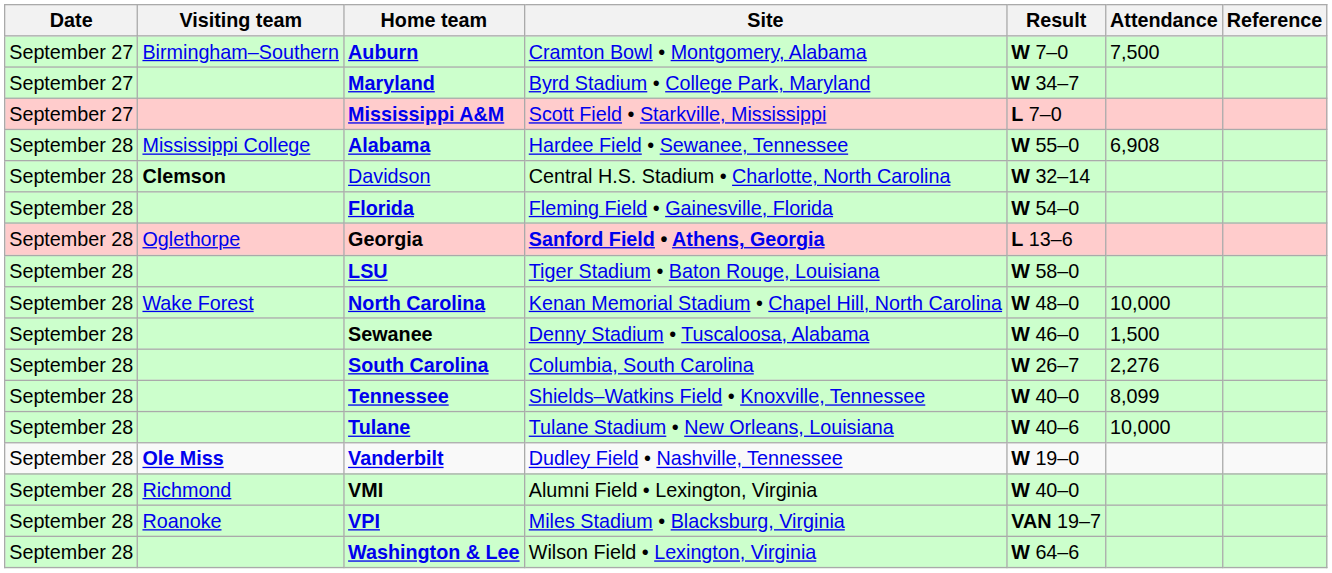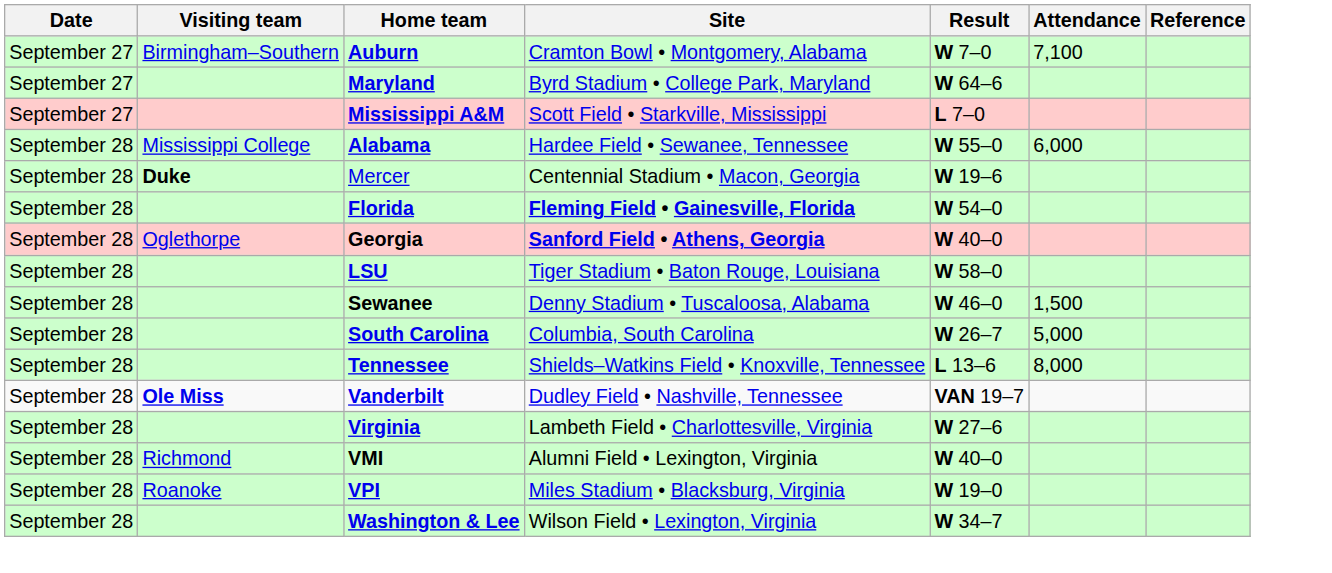(1135, 52) 7,500 -> (1058, 52) 7,100
(1045, 83) W 34–7 -> (968, 83) W 64–6
(1135, 146) 6,908 -> (1058, 146) 6,000
- row: (389, 177)
+ row: (379, 177)
(681, 208) normal -> (692, 208) bold
(1042, 239) L 13–6 -> (968, 239) W 40–0
- row: (417, 302)
(1135, 365) 2,276 -> (1058, 333) 5,000
(1045, 396) W 40–0 -> (965, 365) L 13–6
(1135, 396) 8,099 -> (1058, 365) 8,000
- row: (379, 427)
(1045, 458) W 19–0 -> (979, 396) VAN 19–7
+ row: (384, 427)
(1056, 521) VAN 19–7 -> (968, 490) W 19–0
(1045, 552) W 64–6 -> (968, 521) W 34–7
